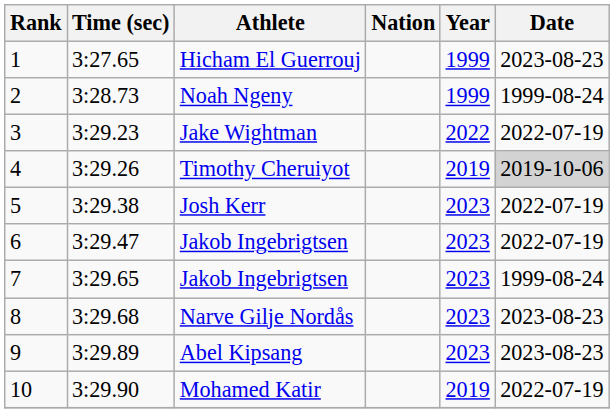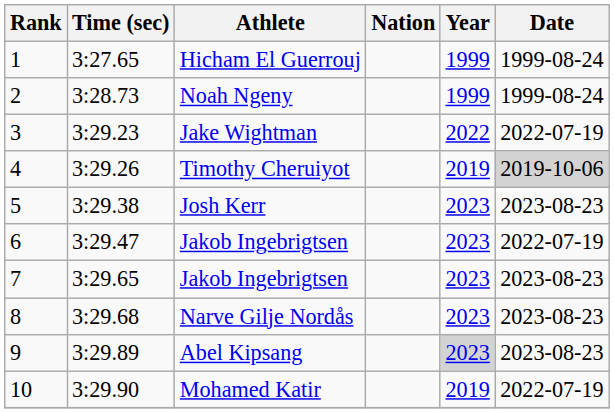(552, 59) 2023-08-23 -> (552, 59) 1999-08-24
(552, 205) 2022-07-19 -> (552, 205) 2023-08-23
(552, 279) 1999-08-24 -> (552, 279) 2023-08-23
(468, 352) no background -> (468, 352) lightgrey background
